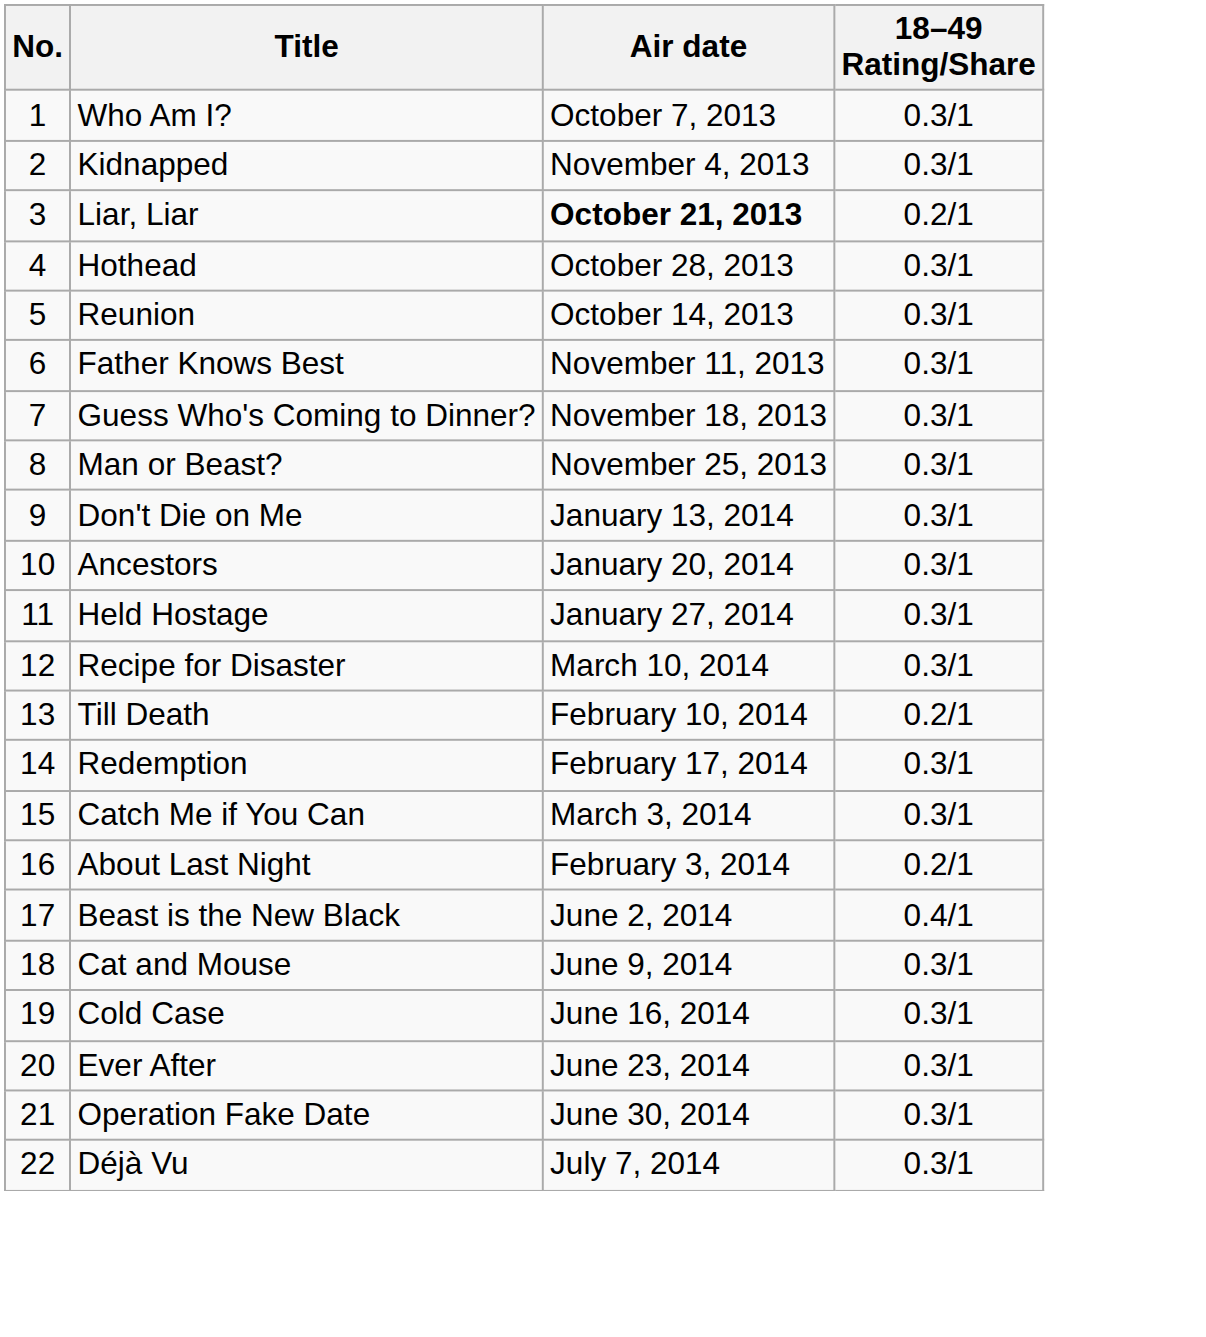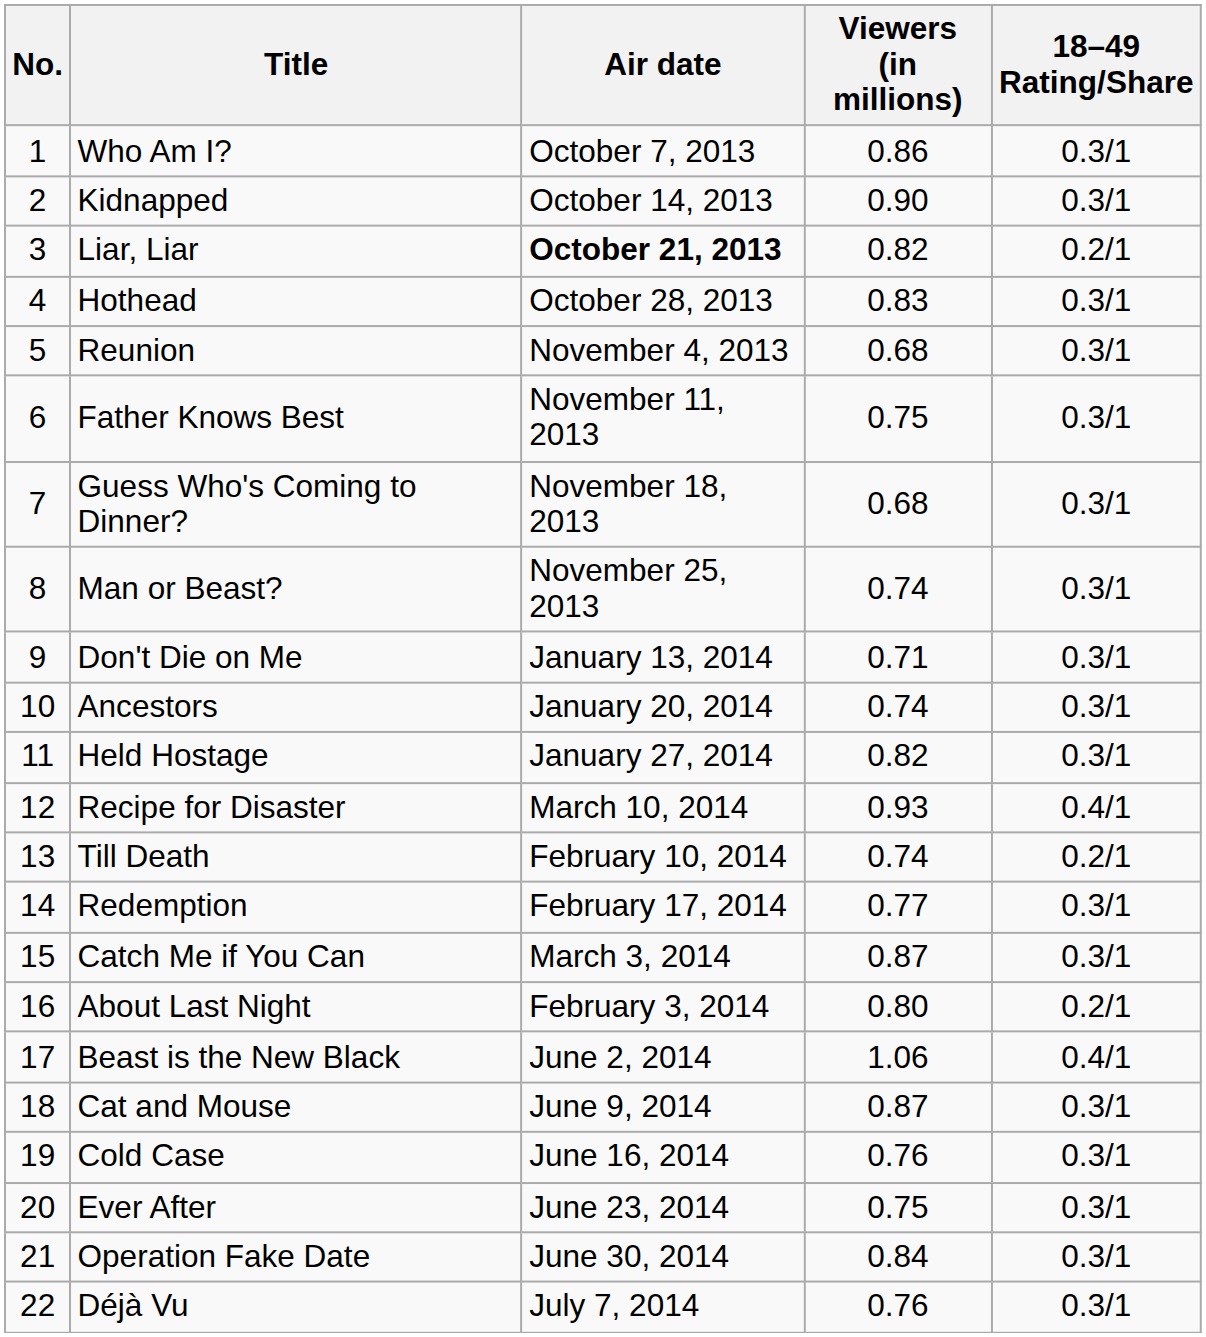+ column: (898, 64)
(680, 164) November 4, 2013 -> (651, 200) October 14, 2013
(672, 314) October 14, 2013 -> (659, 350) November 4, 2013
(939, 664) 0.3/1 -> (1096, 806) 0.4/1
